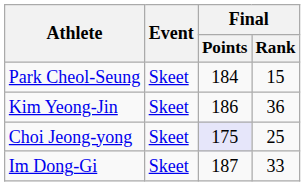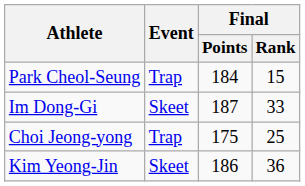(169, 77) Skeet -> (165, 77) Trap
rows swapped: (53, 166) <-> (63, 107)
(169, 136) Skeet -> (165, 136) Trap
(225, 136) lavender background -> (225, 136) no background
